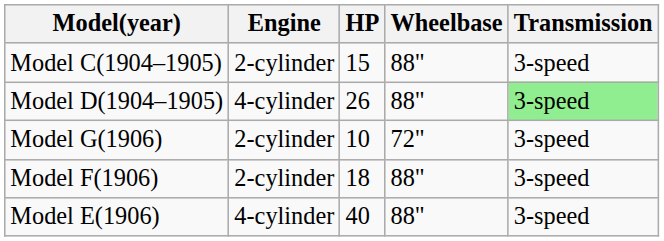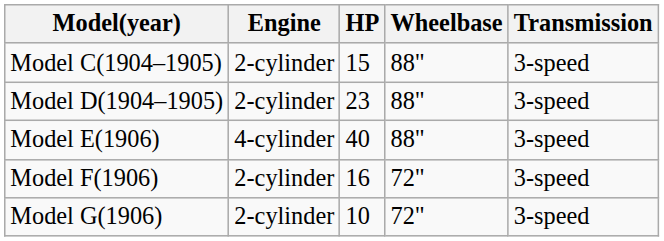(284, 100) 4-cylinder -> (284, 100) 2-cylinder
(358, 100) 26 -> (358, 100) 23
(552, 100) lightgreen background -> (552, 100) no background
rows swapped: (86, 139) <-> (85, 216)
(358, 178) 18 -> (358, 178) 16
(408, 178) 88" -> (408, 178) 72"
